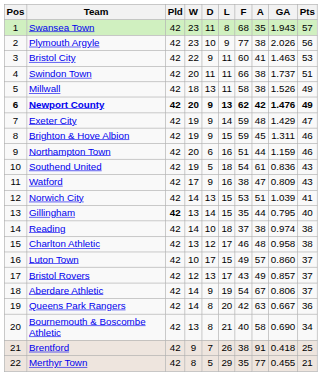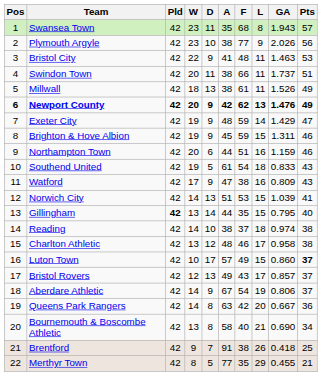columns swapped: (227, 12) <-> (260, 12)
(244, 58) 60 -> (244, 58) 48
(244, 89) 58 -> (244, 89) 61
(283, 167) 0.836 -> (283, 167) 0.833
(307, 259) normal -> (307, 259) bold
